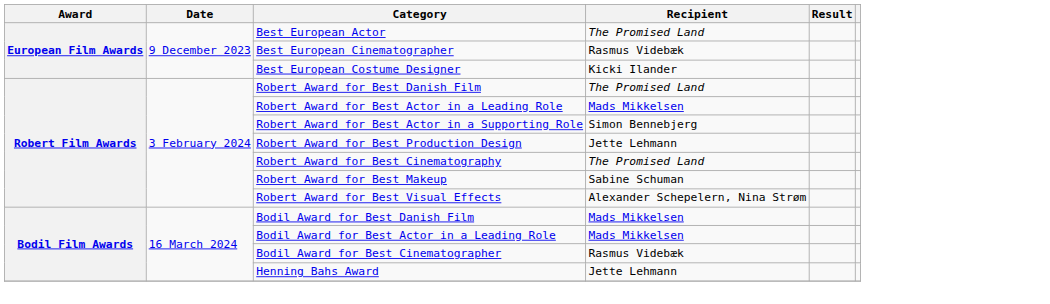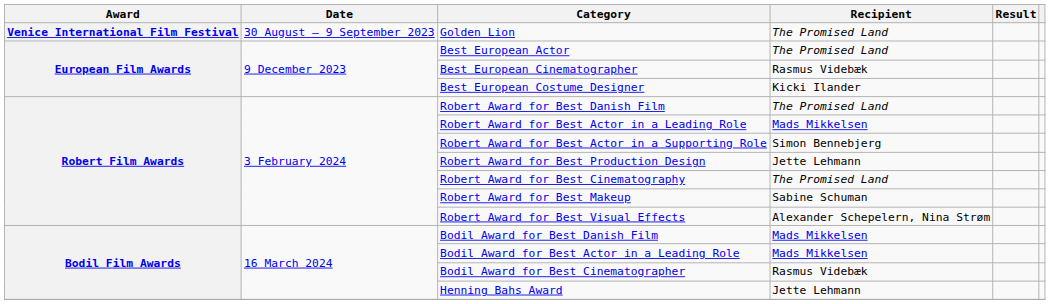+ row: (478, 32)
